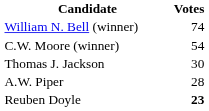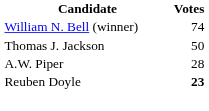- row: (62, 45)
(198, 63) 30 -> (198, 45) 50
